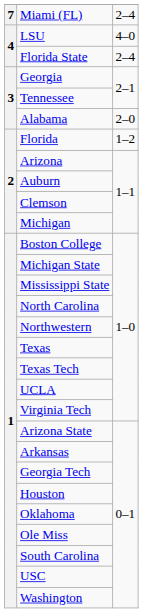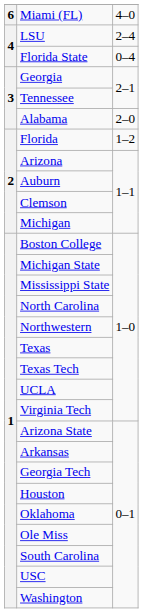(11, 14) 7 -> (11, 14) 6
(125, 14) 2–4 -> (125, 14) 4–0
(125, 35) 4–0 -> (125, 35) 2–4
(125, 56) 2–4 -> (125, 56) 0–4
